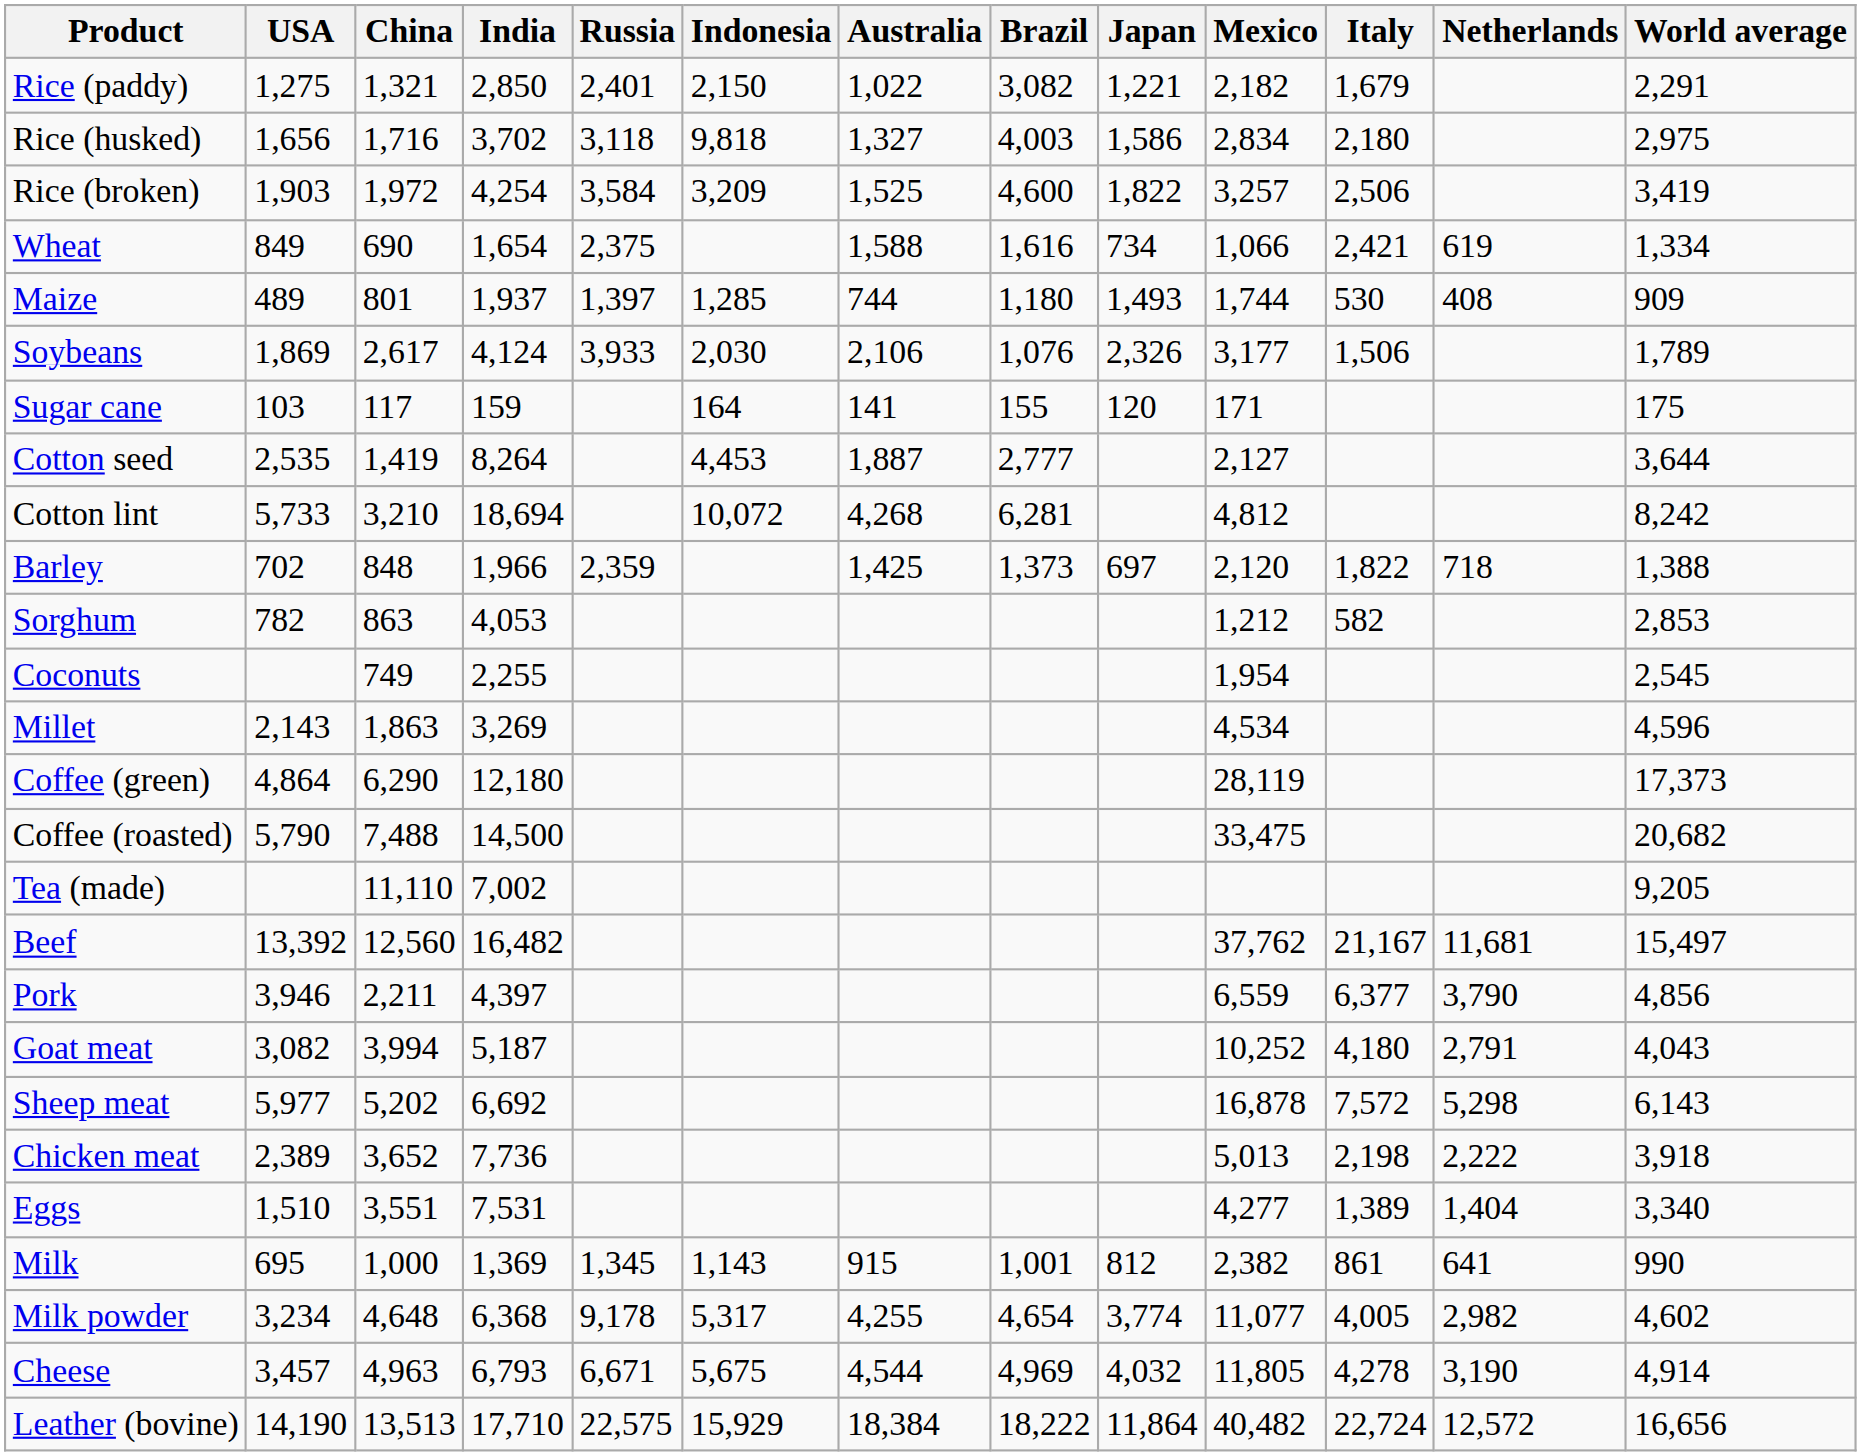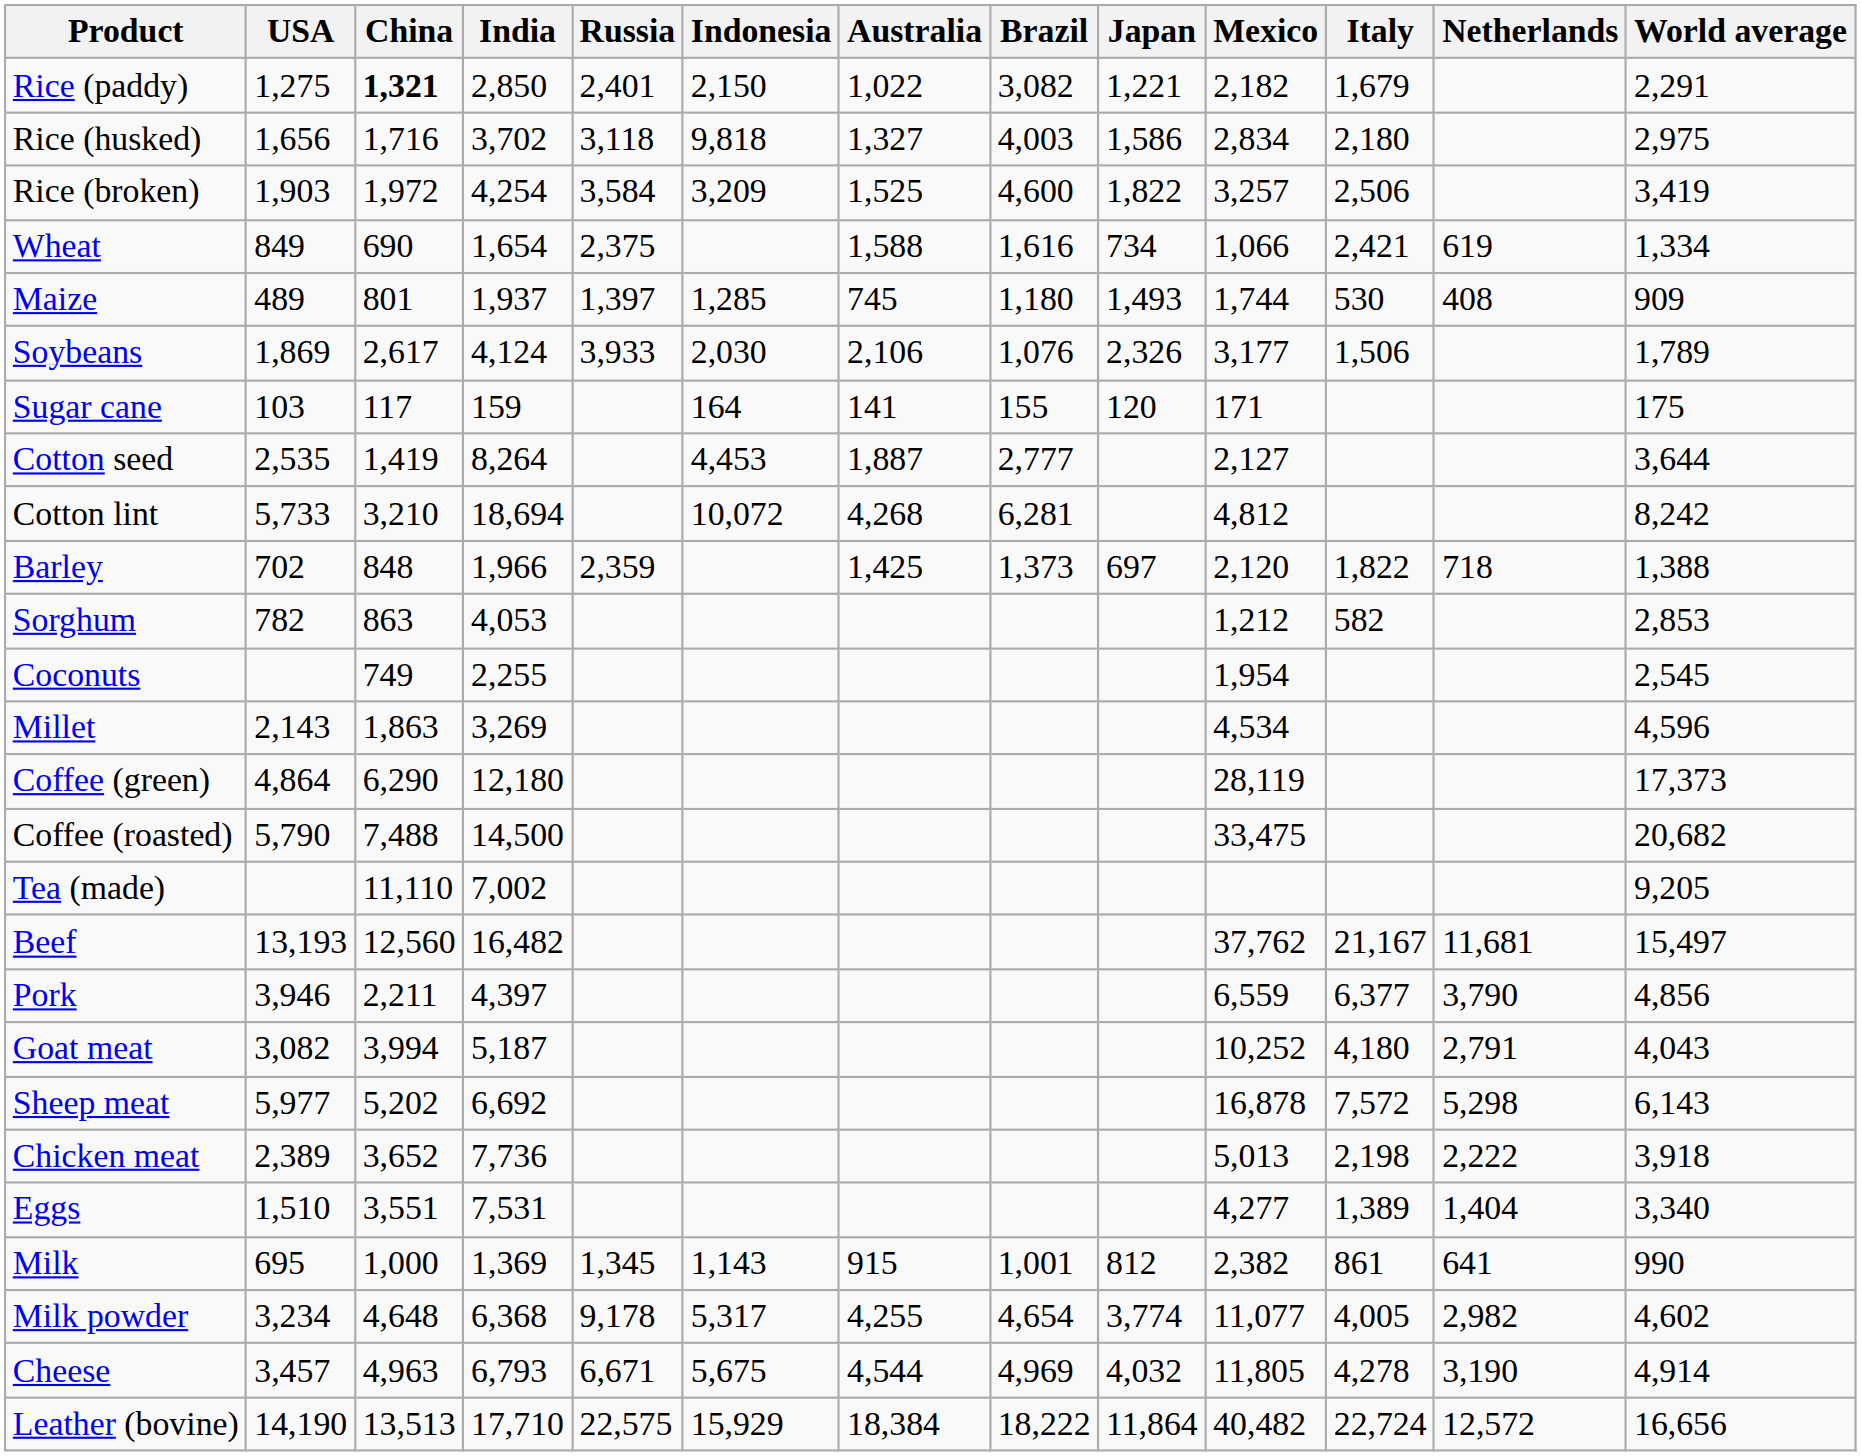(401, 84) normal -> (401, 84) bold
(872, 298) 744 -> (872, 298) 745
(301, 941) 13,392 -> (301, 941) 13,193
